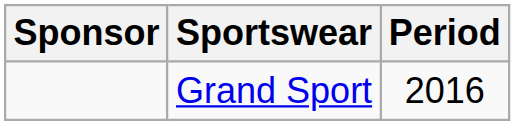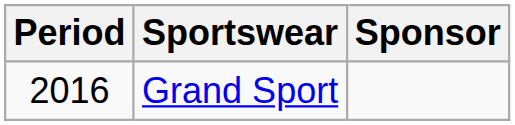columns swapped: (445, 33) <-> (86, 33)
